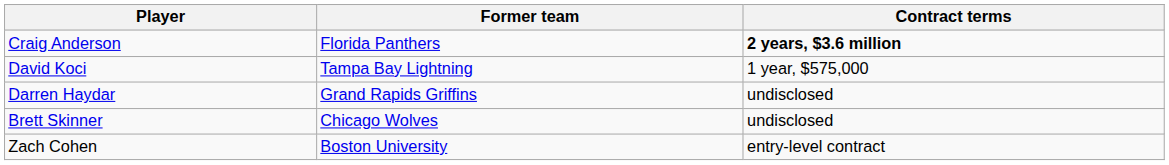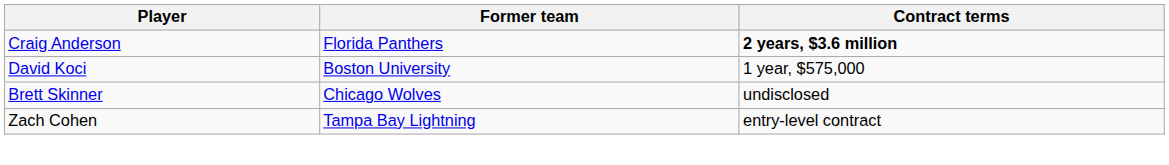(397, 69) Tampa Bay Lightning -> (387, 69) Boston University
- row: (62, 95)
(384, 146) Boston University -> (399, 120) Tampa Bay Lightning
